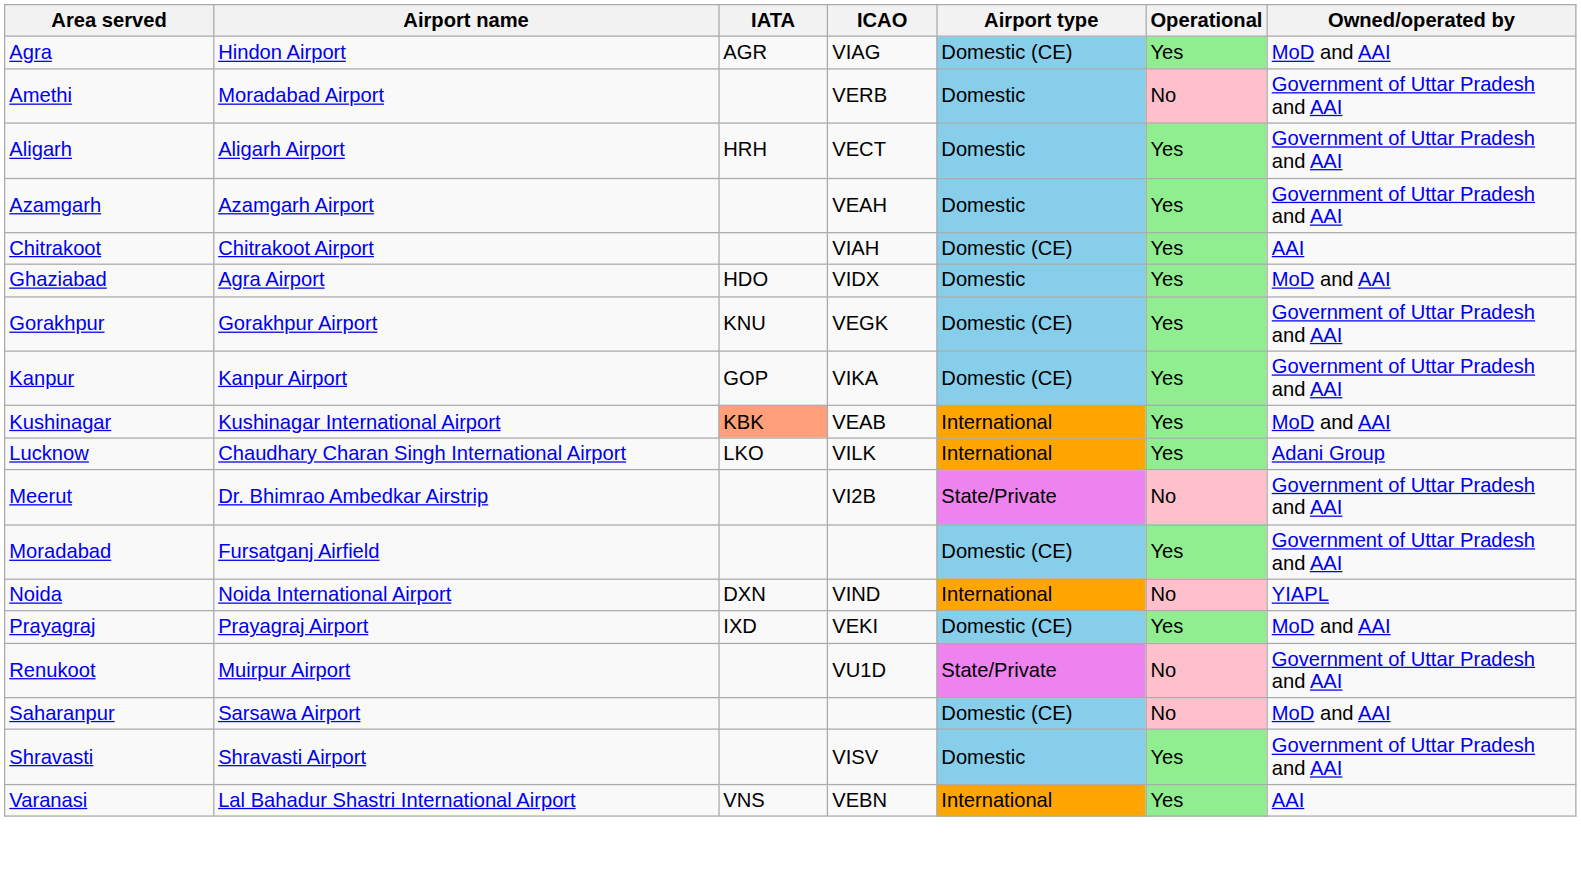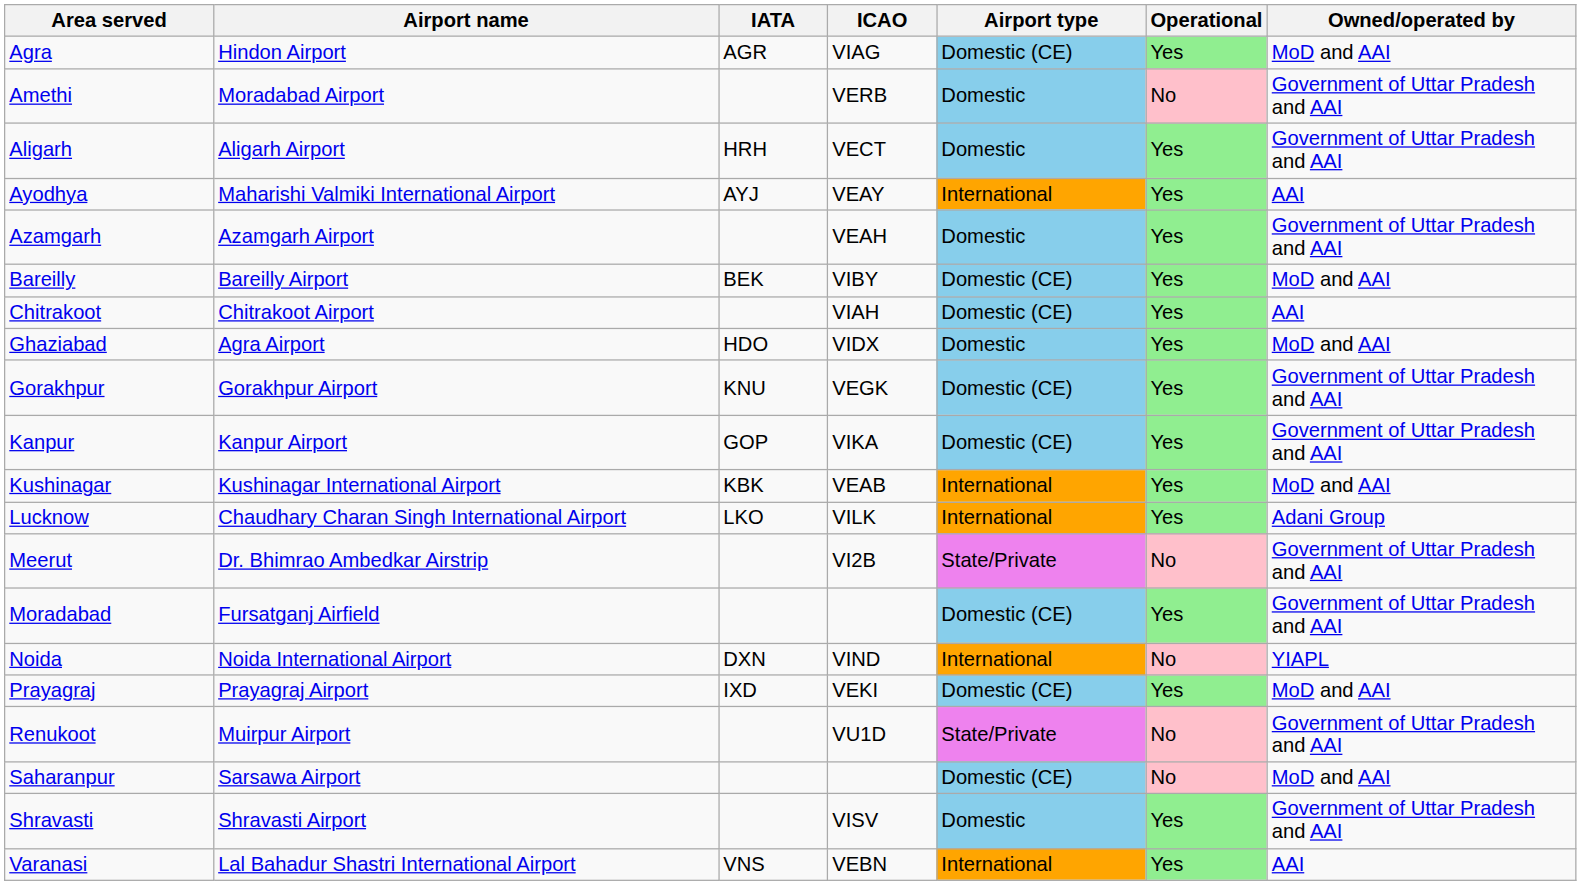+ row: (48, 193)
+ row: (42, 280)
(743, 421) lightsalmon background -> (743, 485) no background
